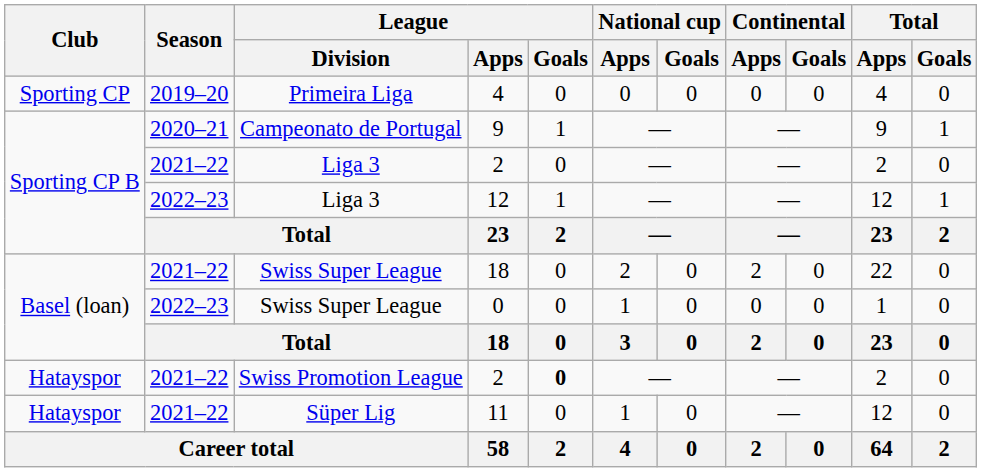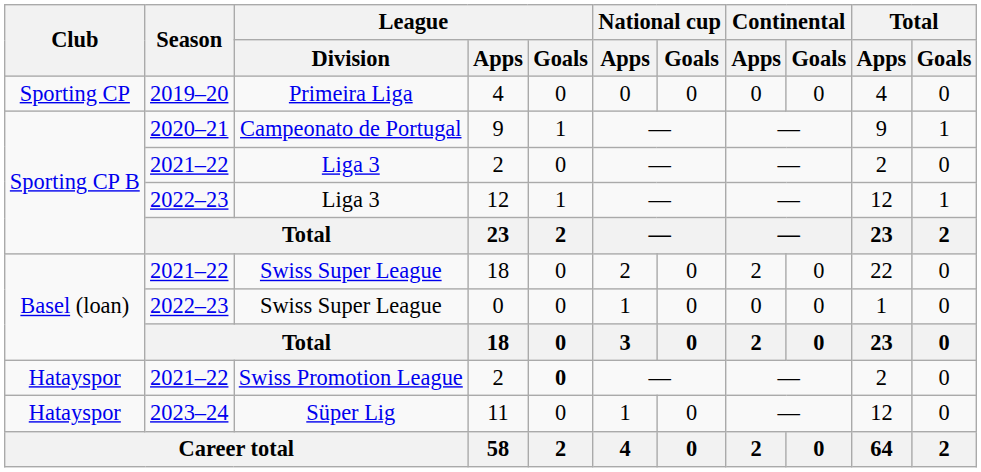(189, 413) 2021–22 -> (189, 413) 2023–24
